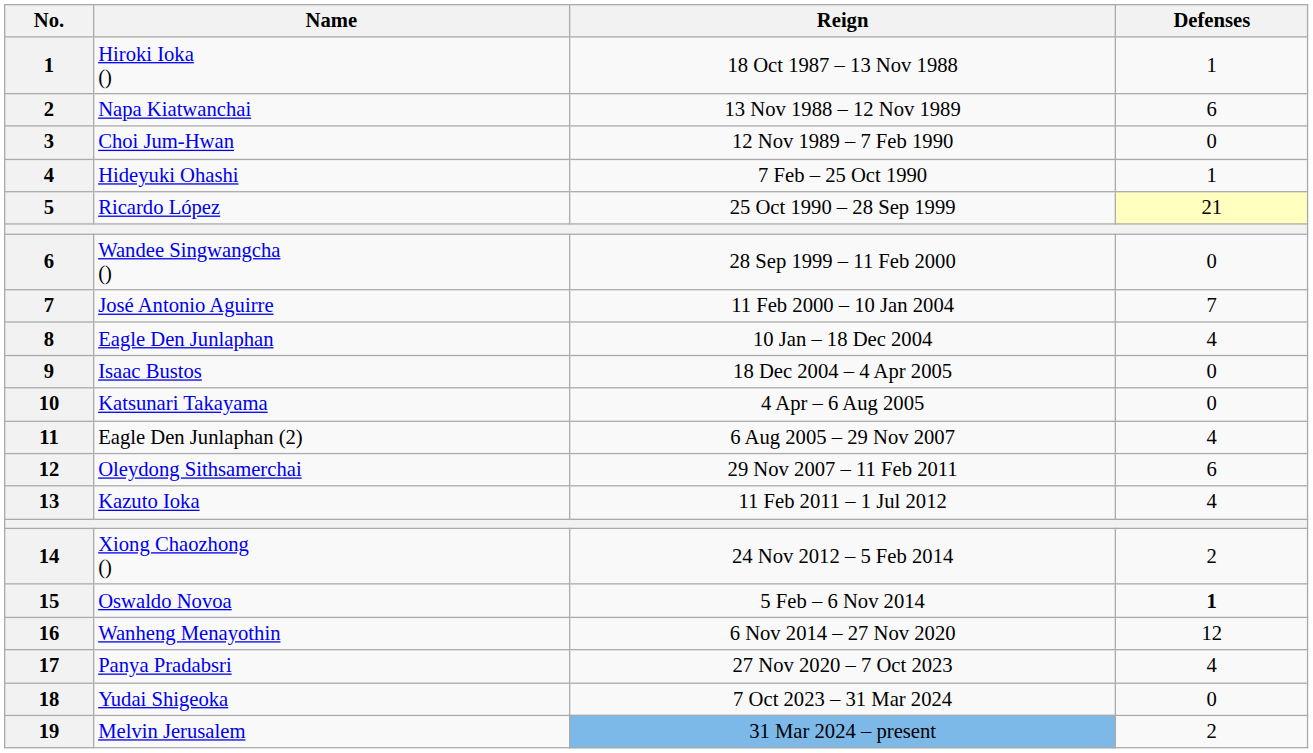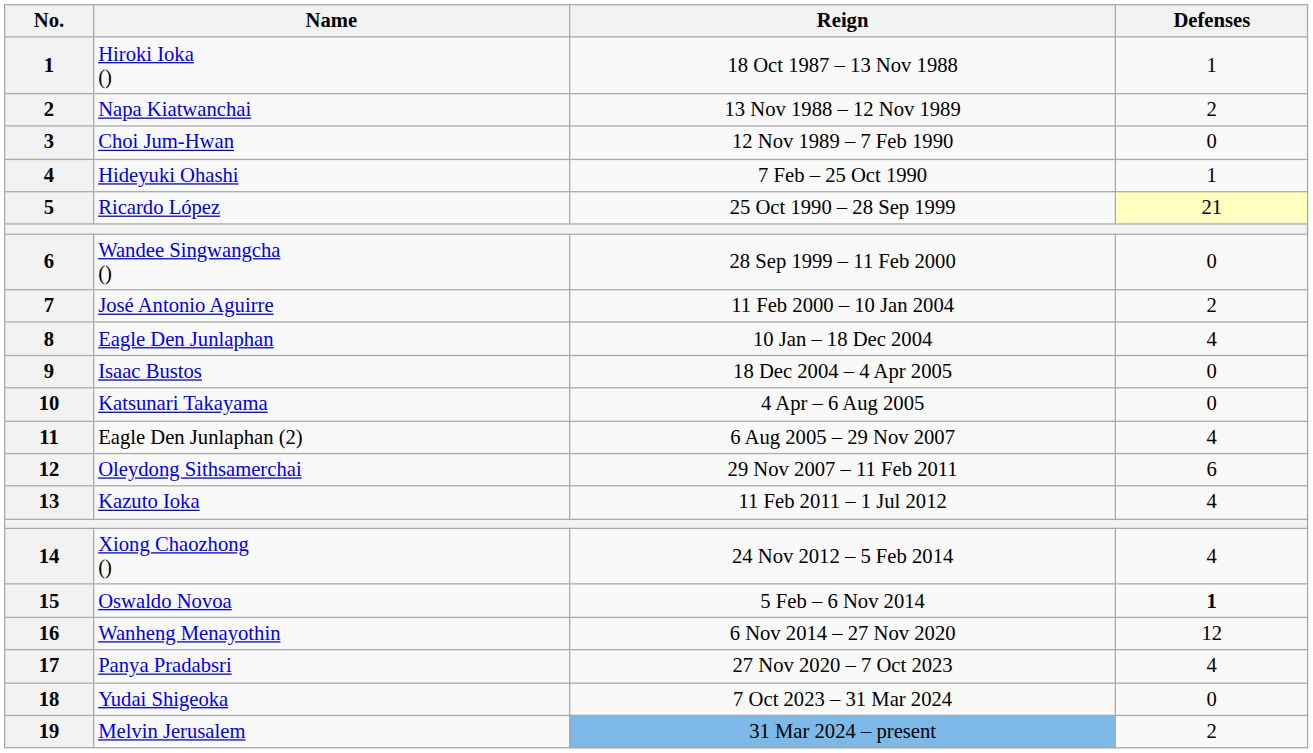(1212, 109) 6 -> (1212, 109) 2
(1212, 305) 7 -> (1212, 305) 2
(1212, 556) 2 -> (1212, 556) 4
